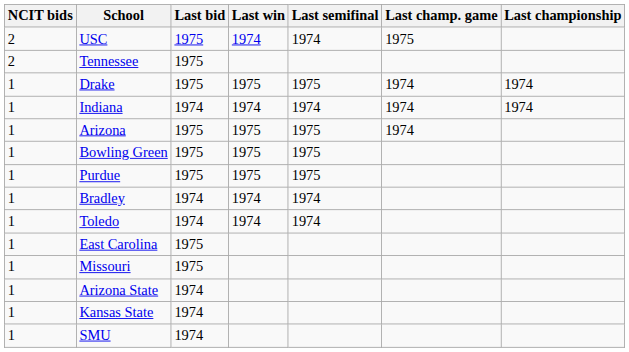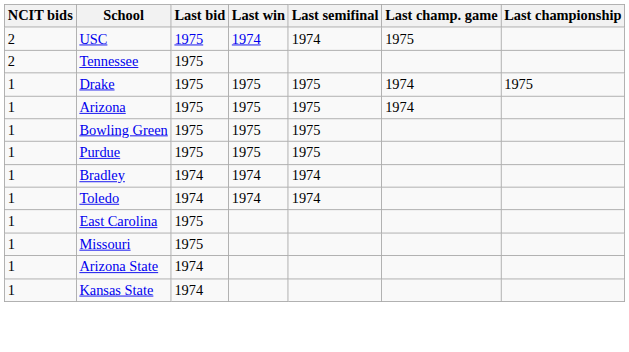(519, 84) 1974 -> (519, 84) 1975
- row: (101, 107)
- row: (95, 335)
